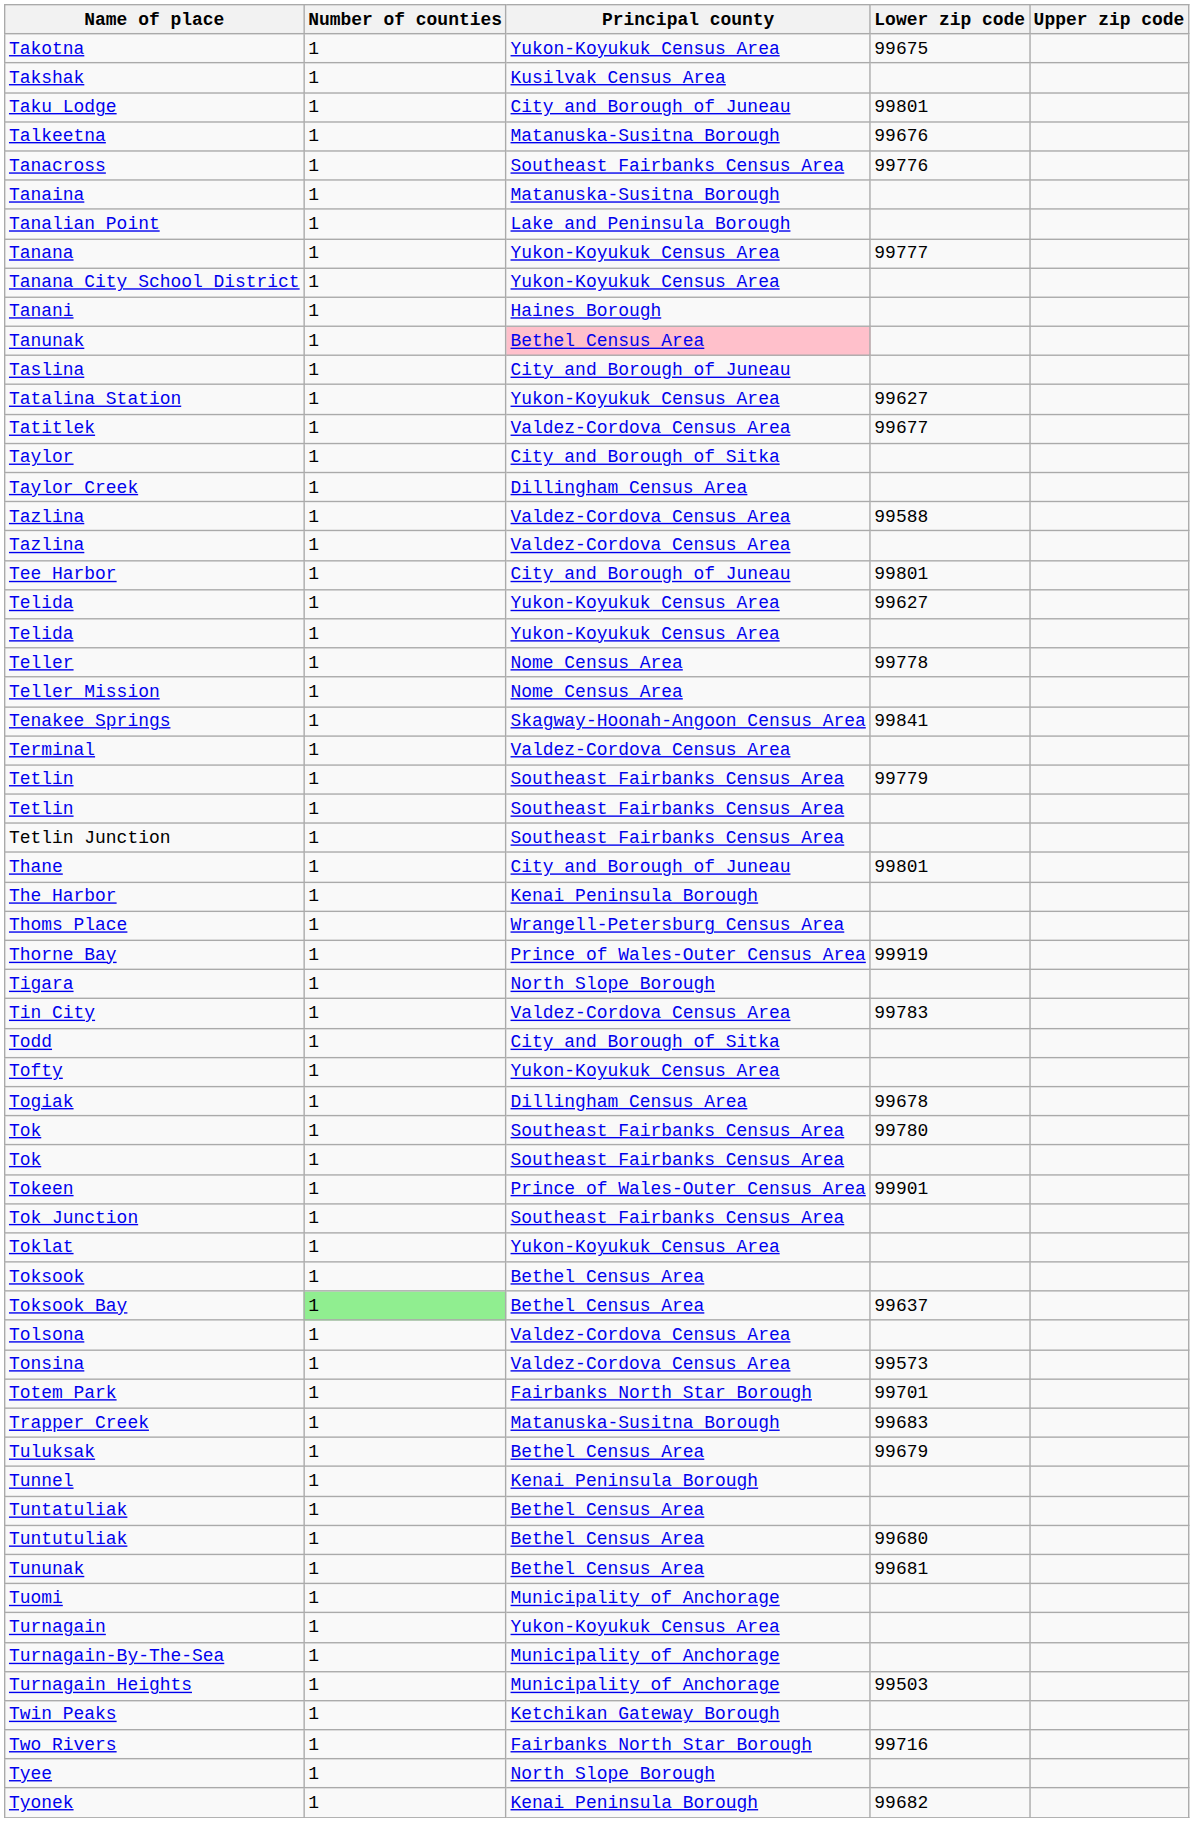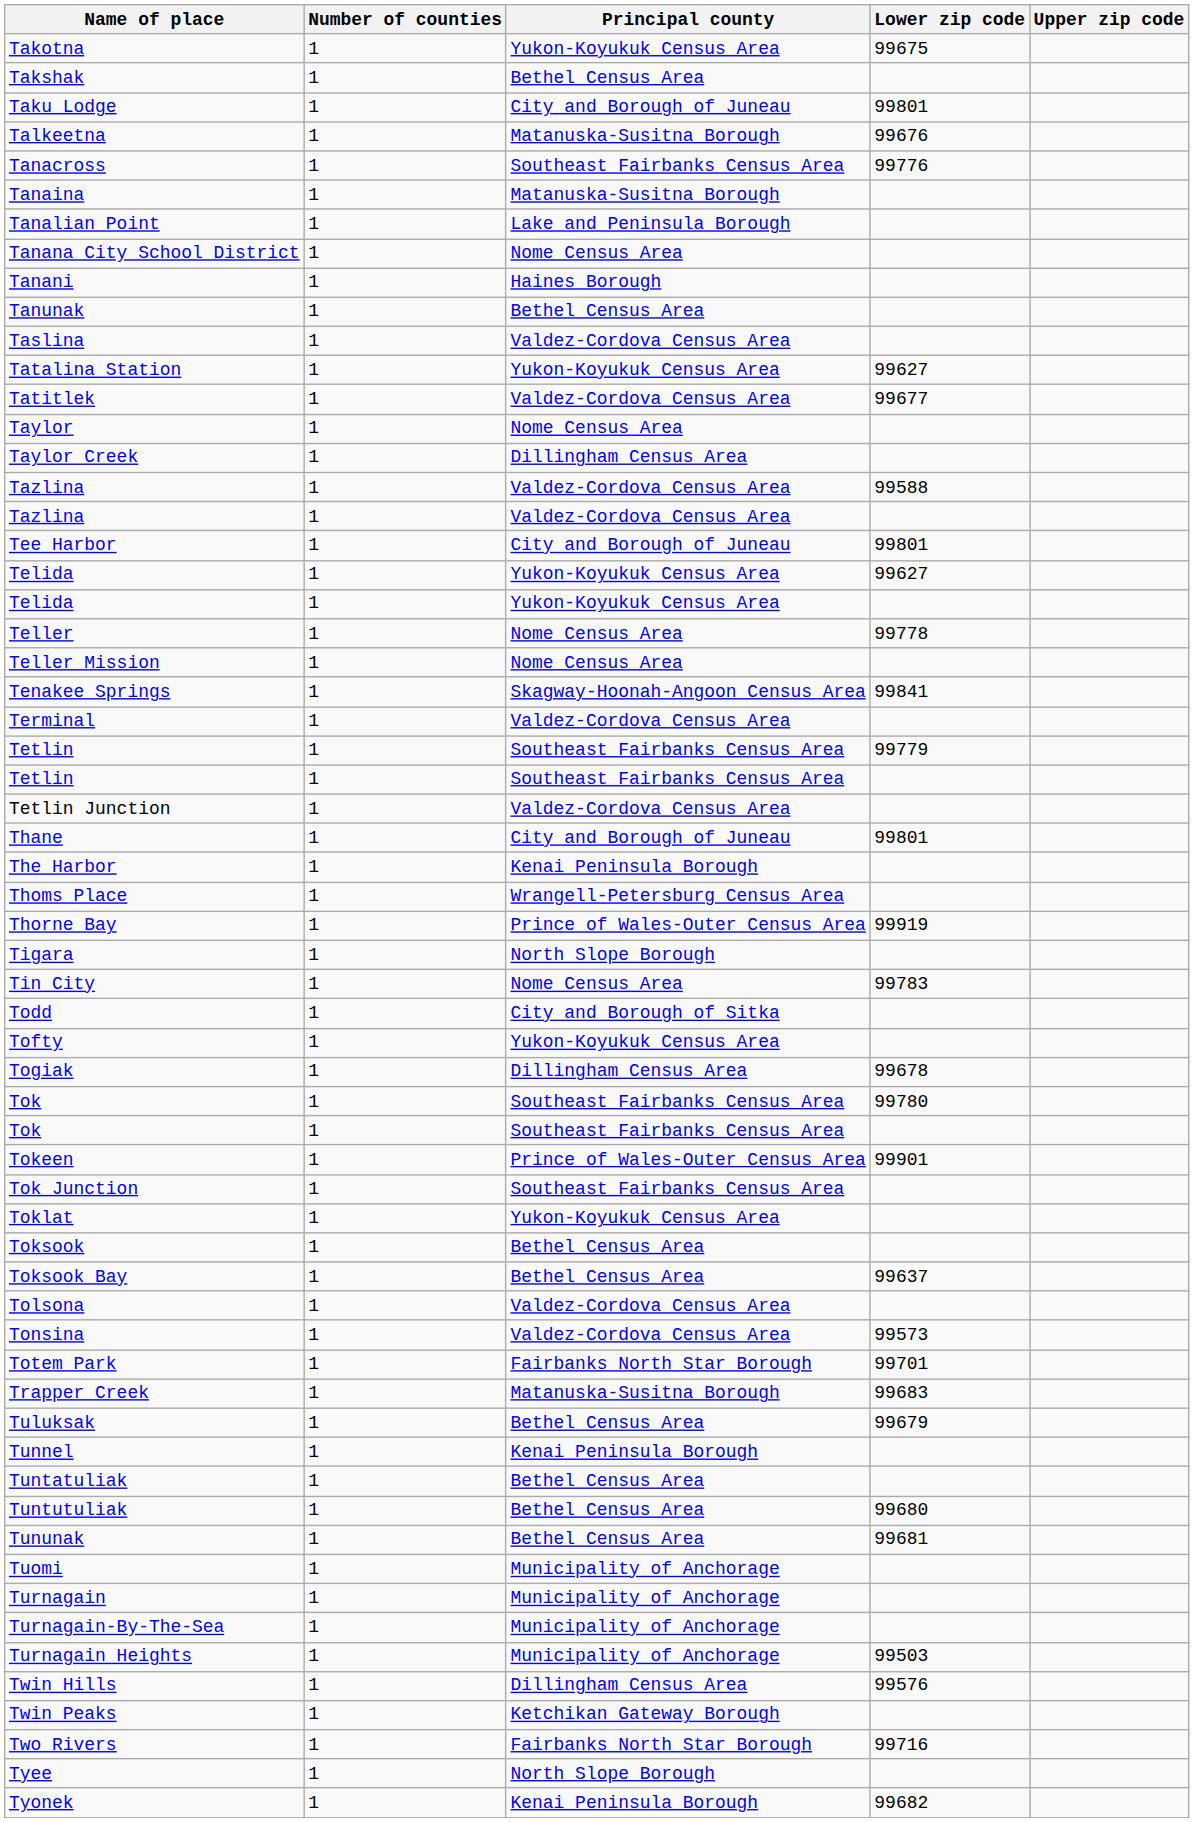(618, 78) Kusilvak Census Area -> (607, 78) Bethel Census Area
- row: (41, 253)
(645, 282) Yukon-Koyukuk Census Area -> (597, 253) Nome Census Area
(607, 341) pink background -> (607, 312) no background
(650, 370) City and Borough of Juneau -> (650, 341) Valdez-Cordova Census Area
(645, 458) City and Borough of Sitka -> (597, 429) Nome Census Area
(677, 838) Southeast Fairbanks Census Area -> (650, 809) Valdez-Cordova Census Area
(650, 1013) Valdez-Cordova Census Area -> (597, 984) Nome Census Area
(314, 1306) lightgreen background -> (314, 1277) no background
(645, 1627) Yukon-Koyukuk Census Area -> (645, 1598) Municipality of Anchorage
+ row: (63, 1686)
